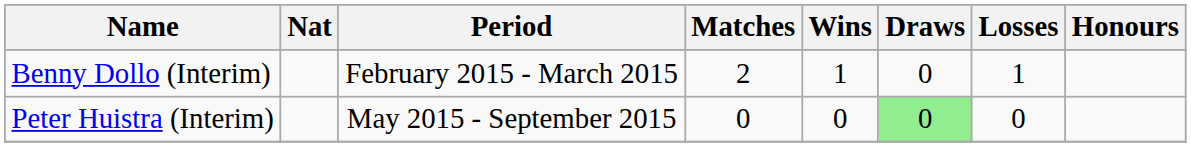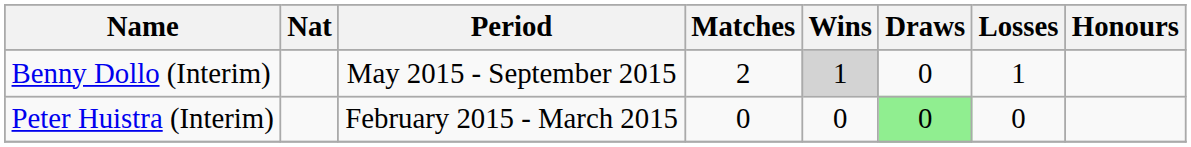(512, 73) February 2015 - March 2015 -> (512, 73) May 2015 - September 2015
(840, 73) no background -> (840, 73) lightgrey background
(512, 118) May 2015 - September 2015 -> (512, 118) February 2015 - March 2015
